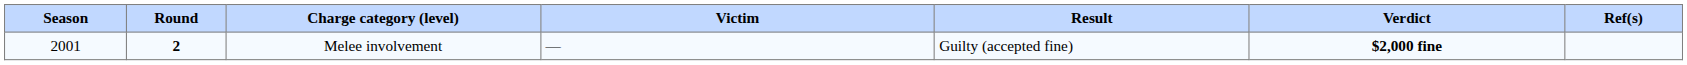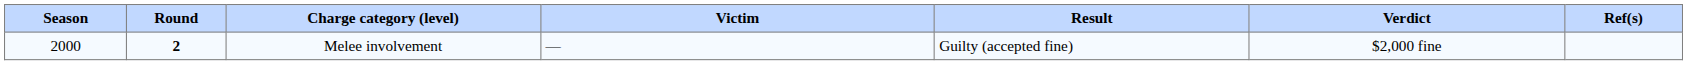(66, 45) 2001 -> (66, 45) 2000
(1407, 45) bold -> (1407, 45) normal
